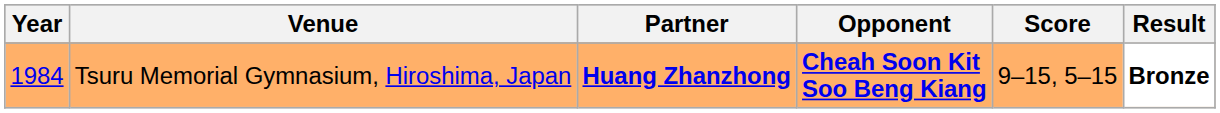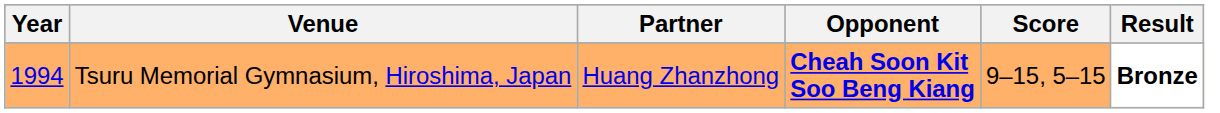(37, 75) 1984 -> (37, 75) 1994
(687, 75) bold -> (681, 75) normal
